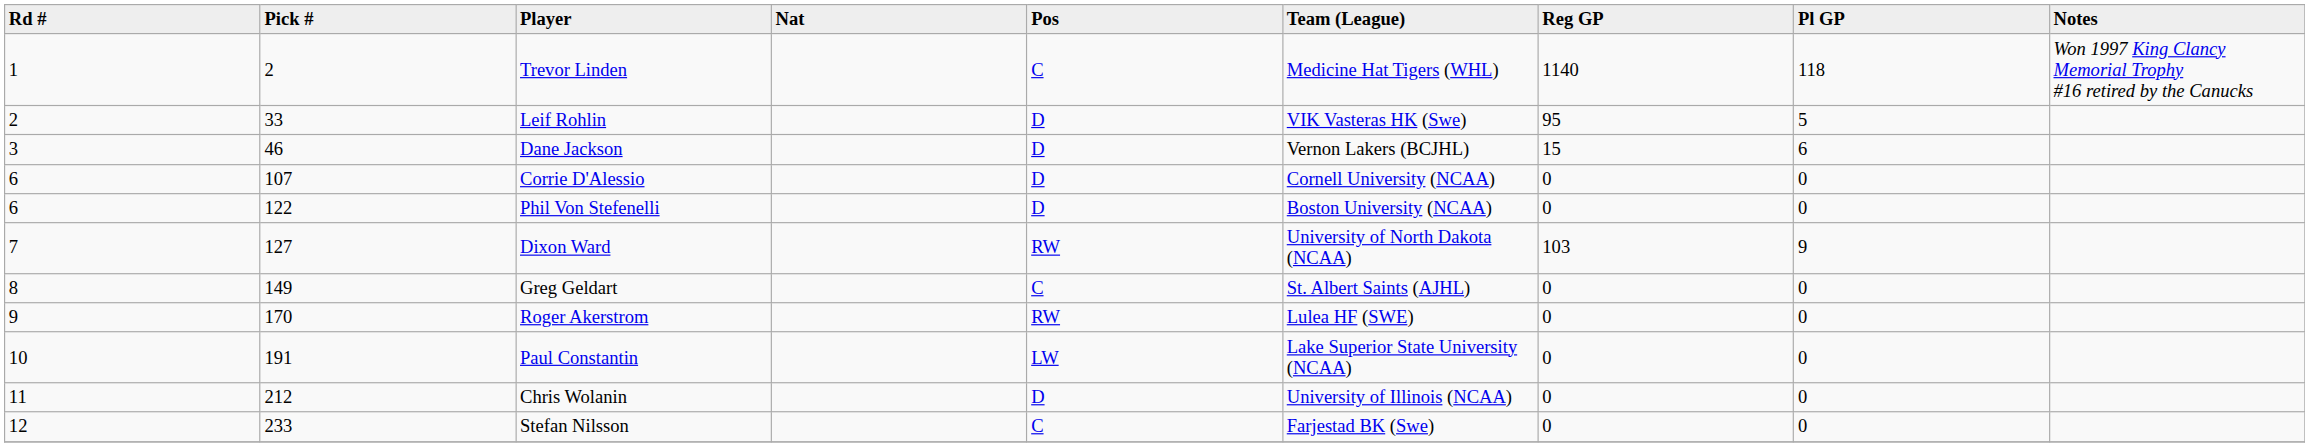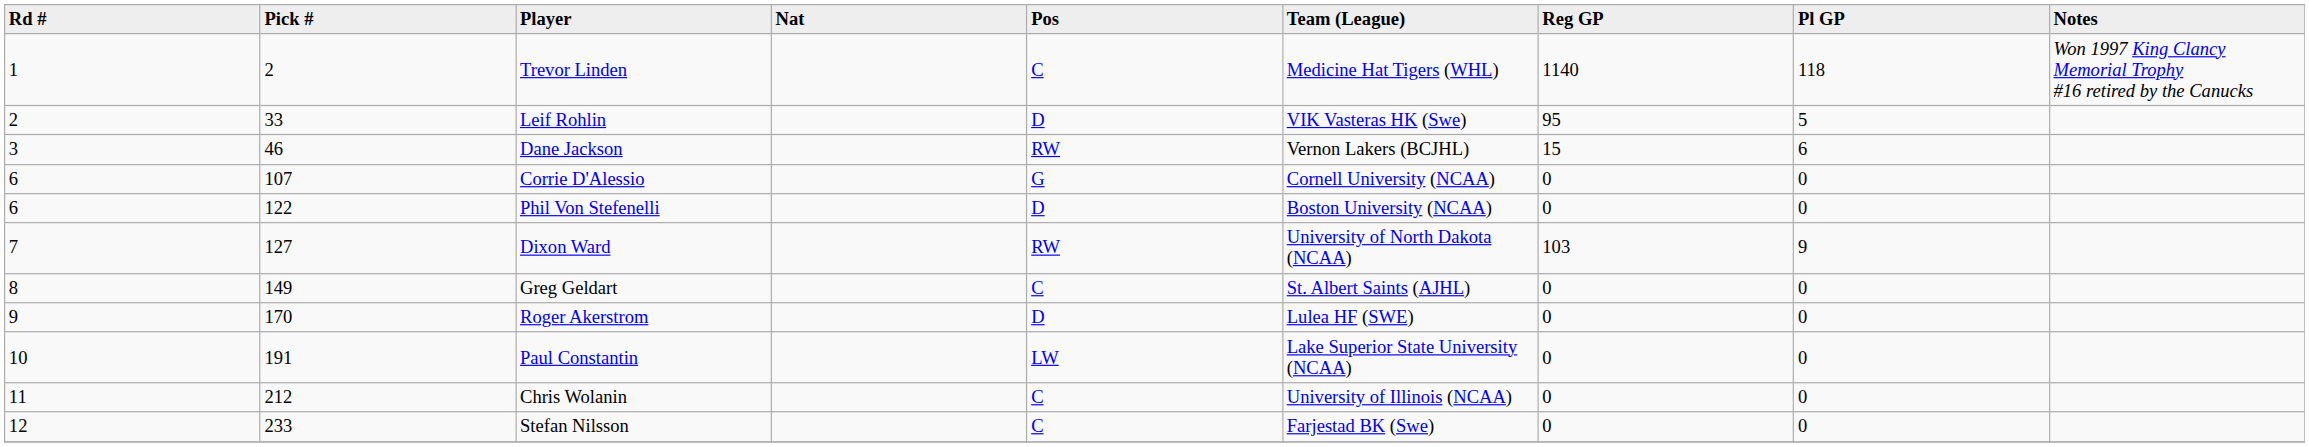(1038, 149) D -> (1046, 149) RW
(1038, 178) D -> (1038, 178) G
(1046, 317) RW -> (1038, 317) D
(1038, 397) D -> (1037, 397) C
